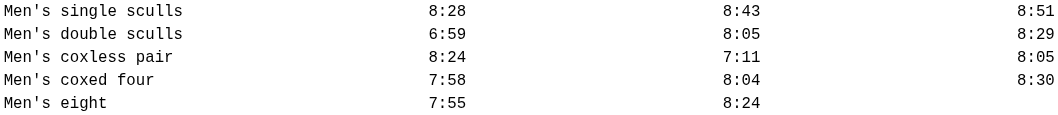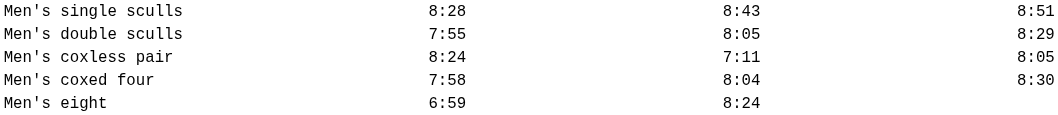(447, 35) 6:59 -> (447, 35) 7:55
(447, 104) 7:55 -> (447, 104) 6:59
